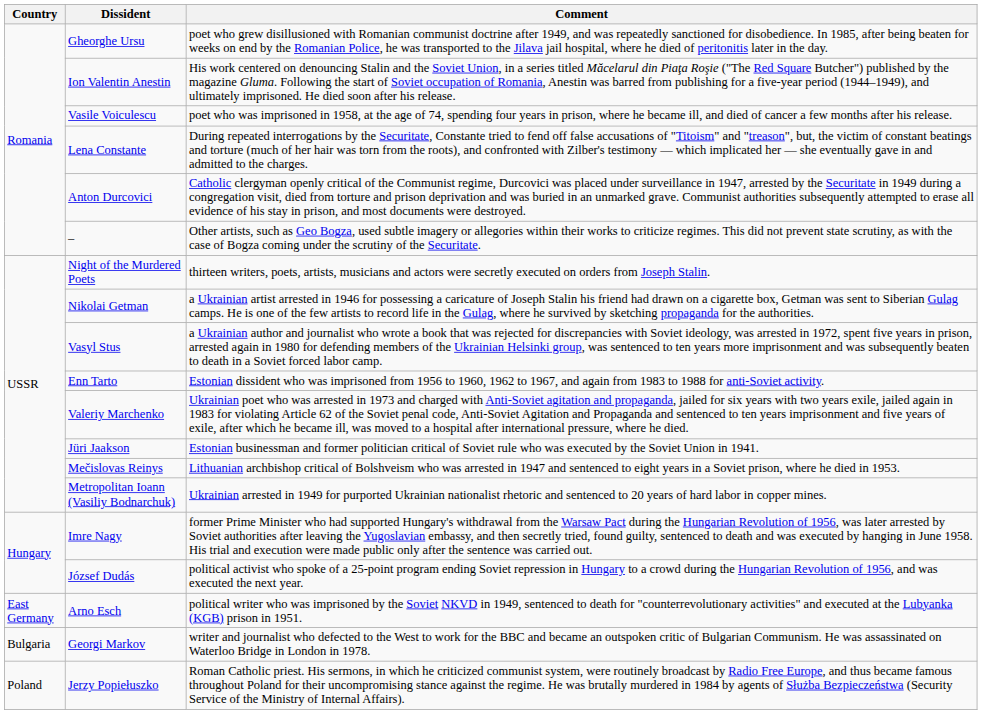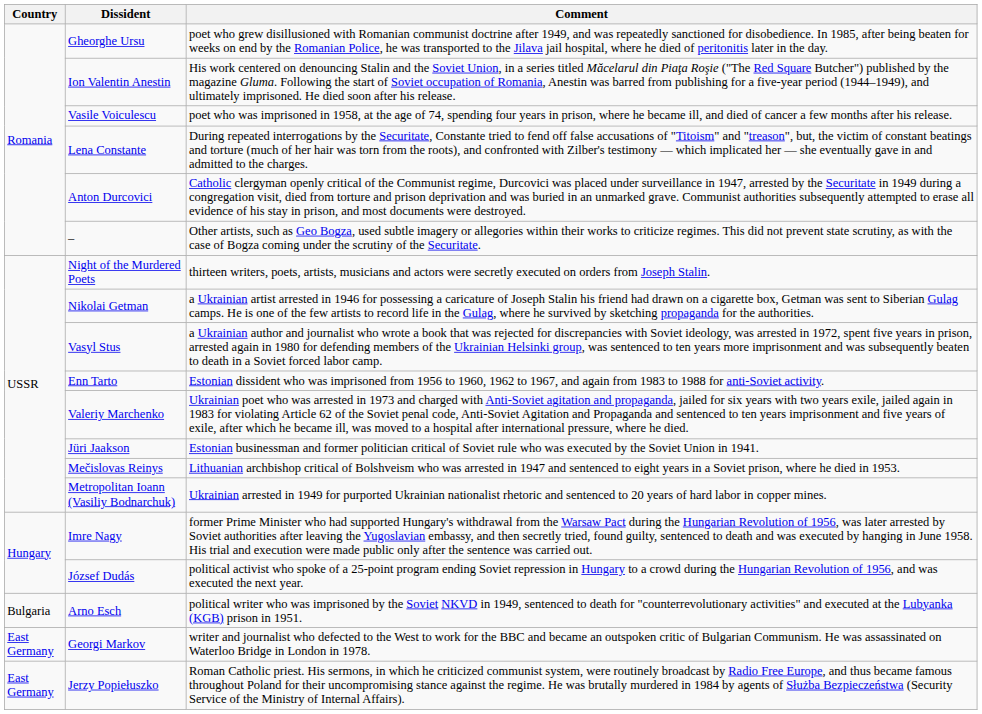(30, 610) East Germany -> (29, 610) Bulgaria
(29, 644) Bulgaria -> (30, 644) East Germany
(25, 685) Poland -> (30, 685) East Germany
